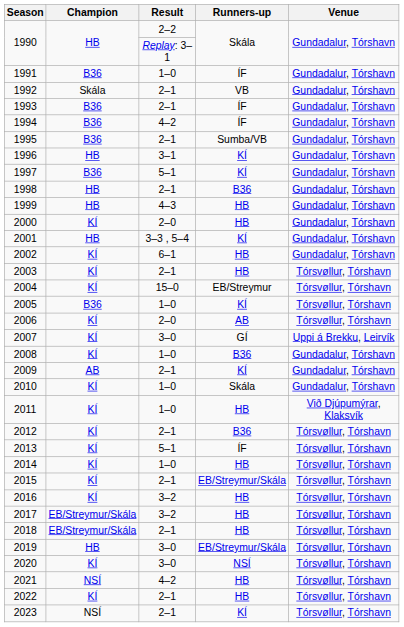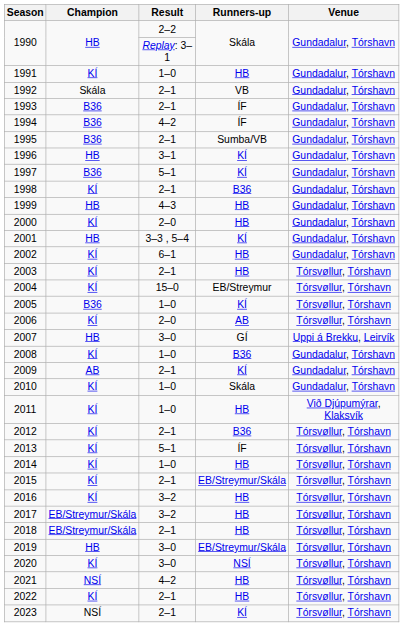(92, 73) B36 -> (92, 73) KÍ
(242, 73) ÍF -> (242, 73) HB
(92, 189) HB -> (92, 189) KÍ
(92, 337) KÍ -> (92, 337) HB
